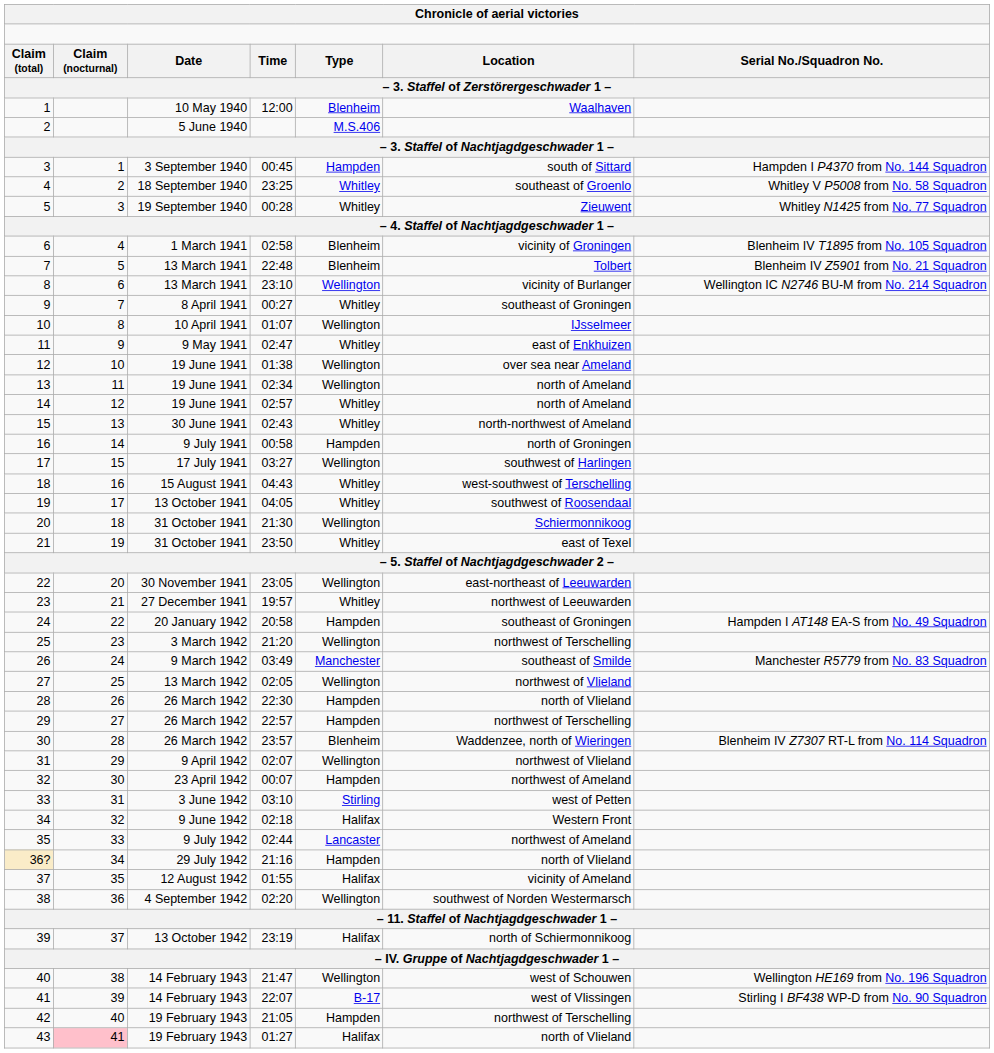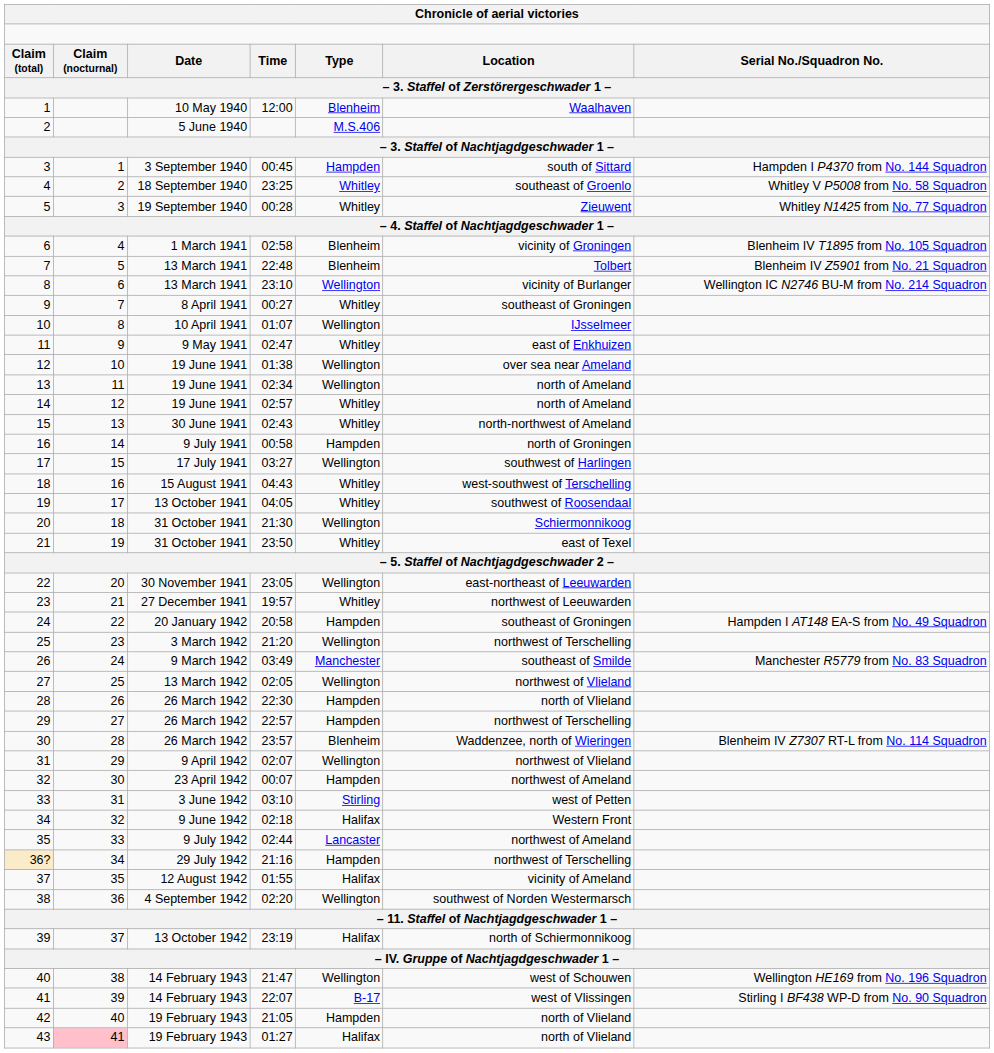(586, 859) north of Vlieland -> (563, 859) northwest of Terschelling
(563, 1018) northwest of Terschelling -> (586, 1018) north of Vlieland
